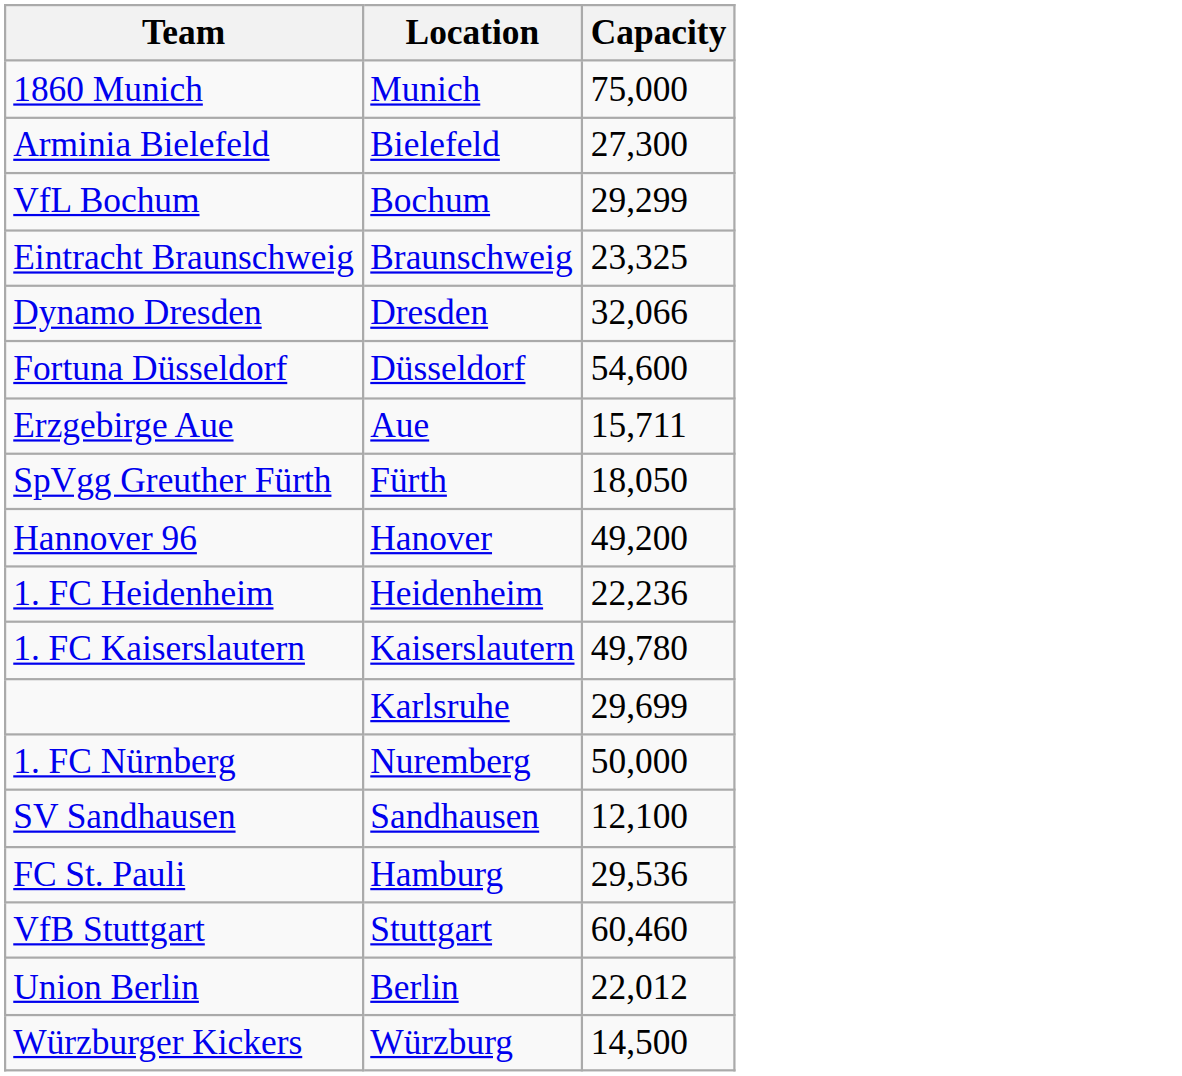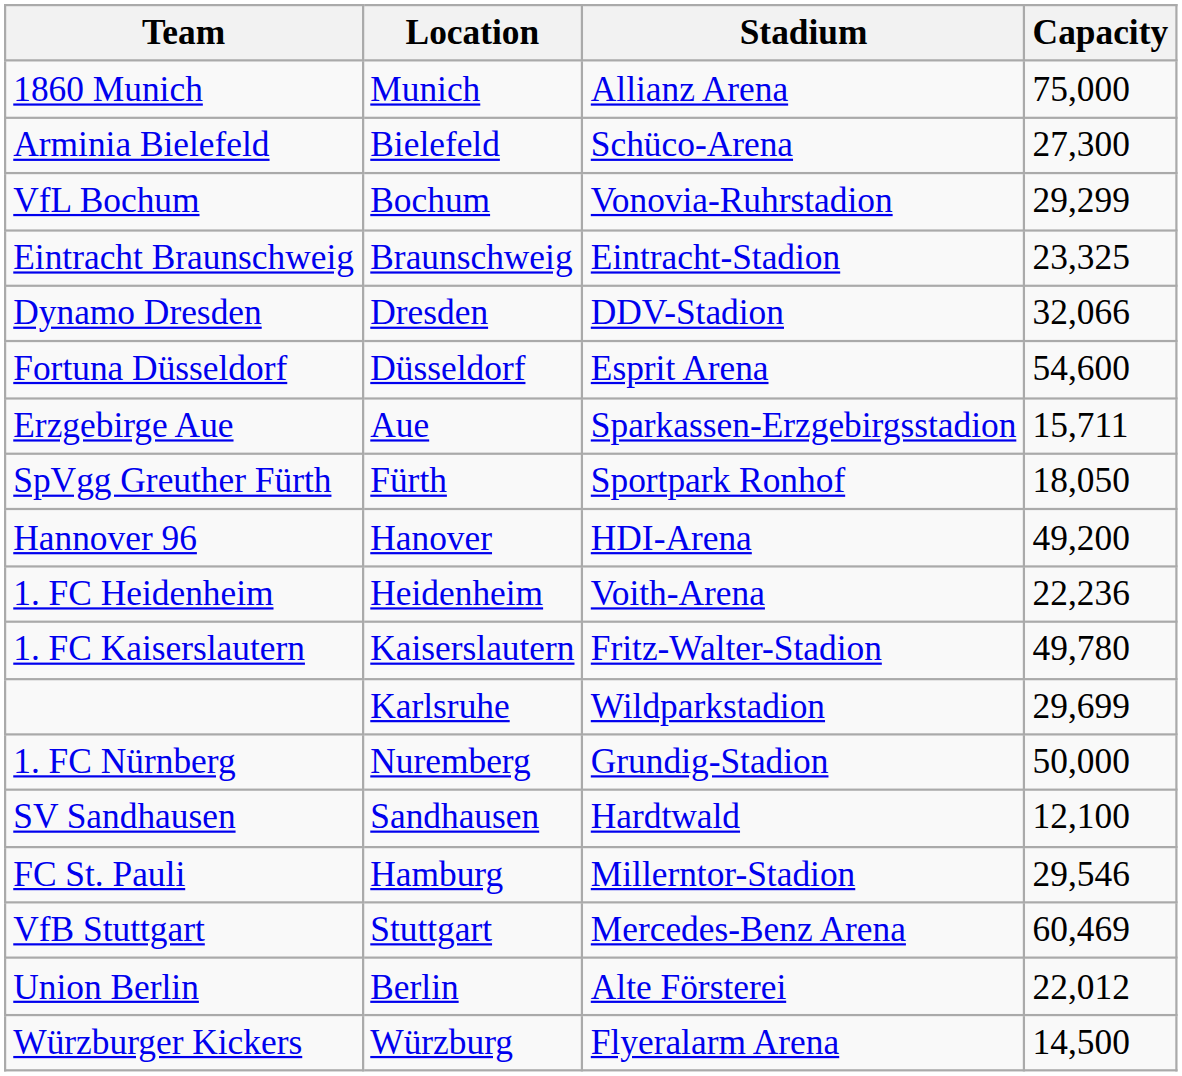+ column: (804, 32)
(639, 873) 29,536 -> (1081, 873) 29,546
(639, 929) 60,460 -> (1081, 929) 60,469
